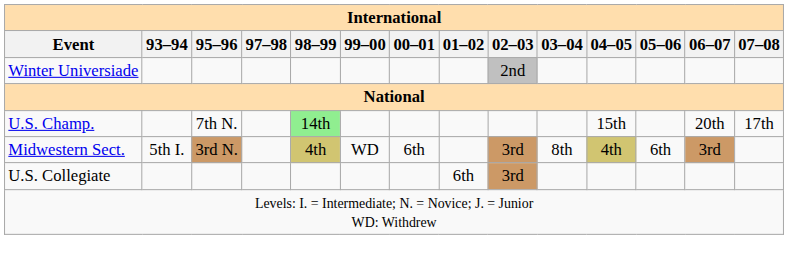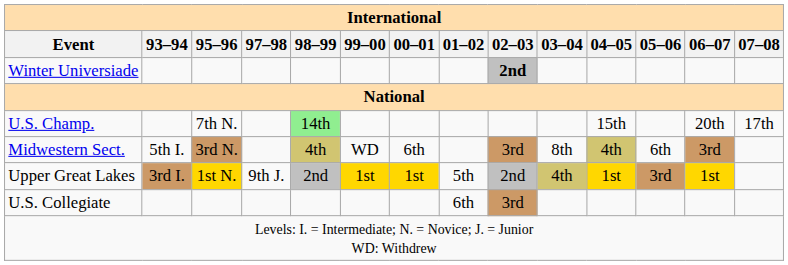(513, 70) normal -> (513, 70) bold
+ row: (72, 176)
